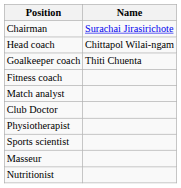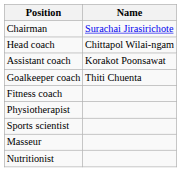+ row: (39, 61)
- row: (36, 93)
- row: (32, 110)
